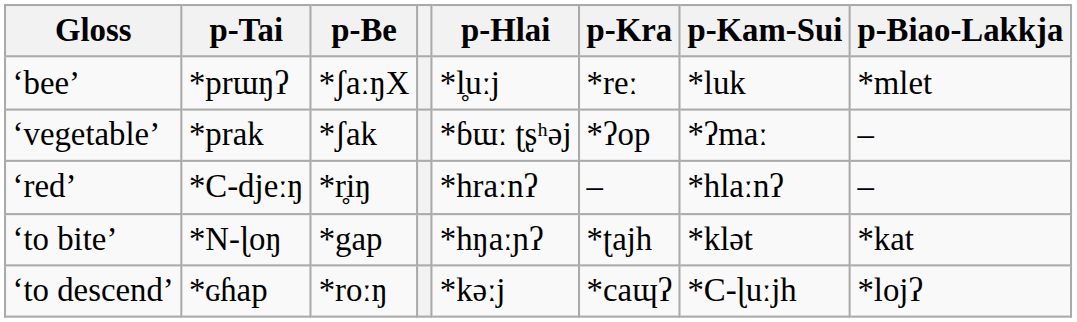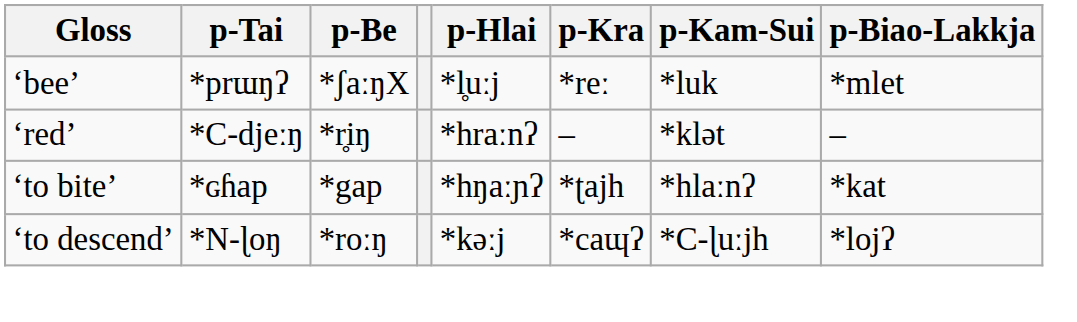- row: (86, 134)
(736, 186) *hlaːnʔ -> (692, 134) *klət
(235, 238) *N-ɭoŋ -> (228, 186) *ɢɦap
(720, 238) *klət -> (708, 186) *hlaːnʔ
(228, 290) *ɢɦap -> (235, 238) *N-ɭoŋ
